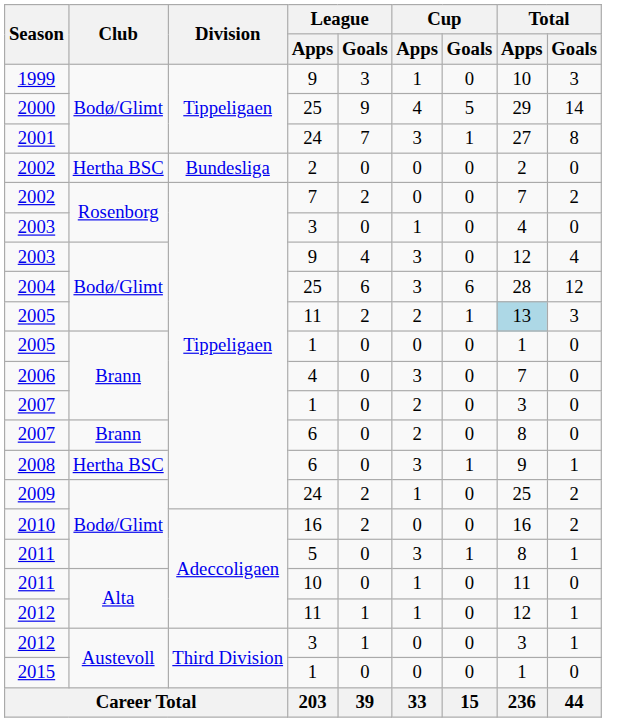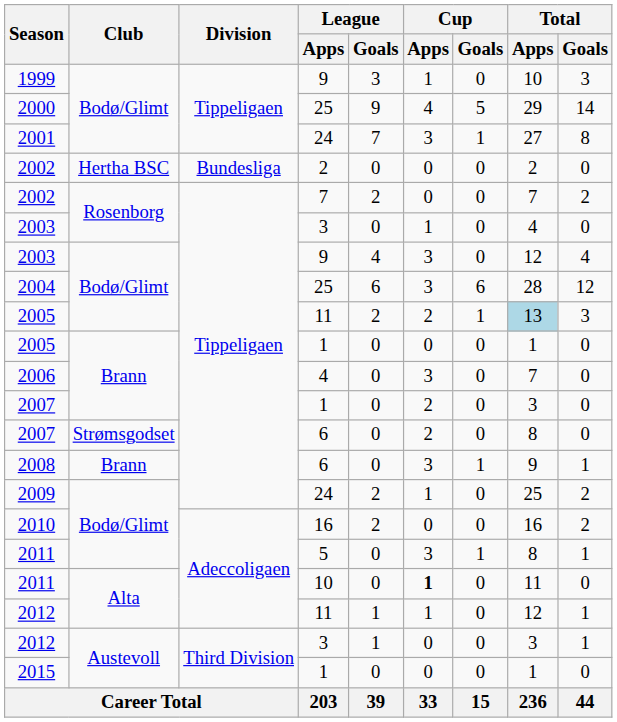(118, 434) Brann -> (124, 434) Strømsgodset
(118, 464) Hertha BSC -> (124, 464) Brann
(417, 583) normal -> (428, 583) bold
